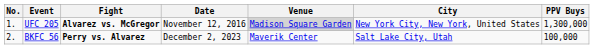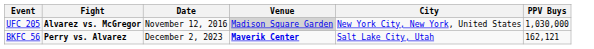- column: (14, 11)
(565, 24) 1,300,000 -> (547, 24) 1,030,000
(284, 37) normal -> (265, 37) bold
(561, 37) 100,000 -> (542, 37) 162,121
